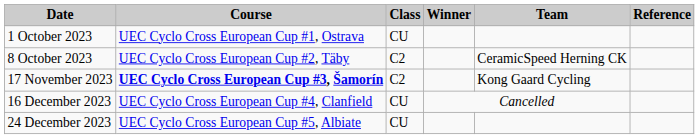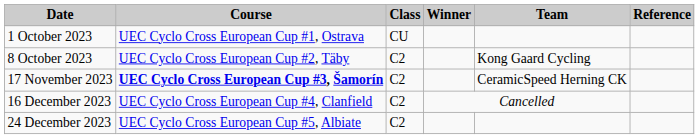(552, 58) CeramicSpeed Herning CK -> (534, 58) Kong Gaard Cycling
(534, 79) Kong Gaard Cycling -> (552, 79) CeramicSpeed Herning CK
(399, 101) CU -> (397, 101) C2
(399, 123) CU -> (397, 123) C2
